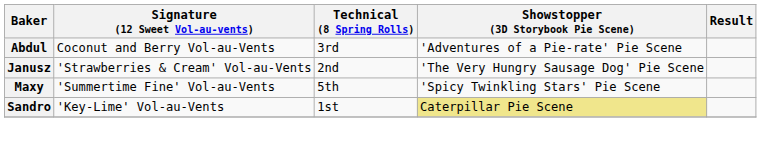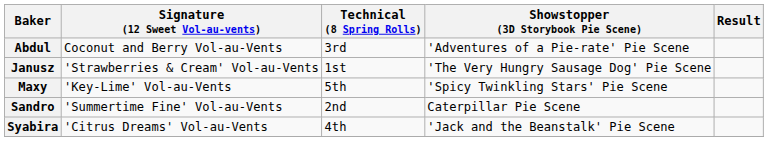(328, 68) 2nd -> (335, 68) 1st
(166, 87) 'Summertime Fine' Vol-au-Vents -> (148, 87) 'Key-Lime' Vol-au-Vents
(140, 107) 'Key-Lime' Vol-au-Vents -> (173, 107) 'Summertime Fine' Vol-au-Vents
(328, 107) 1st -> (335, 107) 2nd
(497, 107) khaki background -> (504, 107) no background
+ row: (33, 127)
